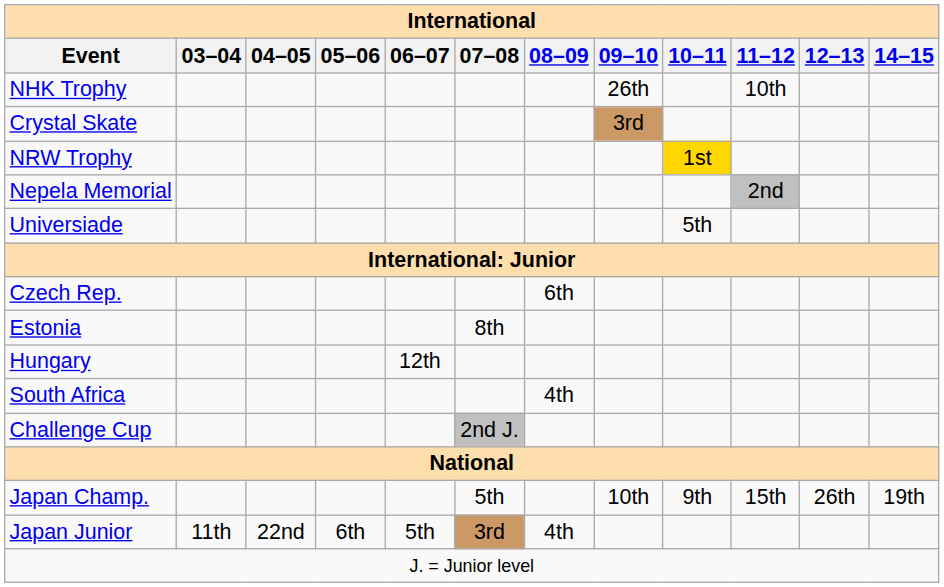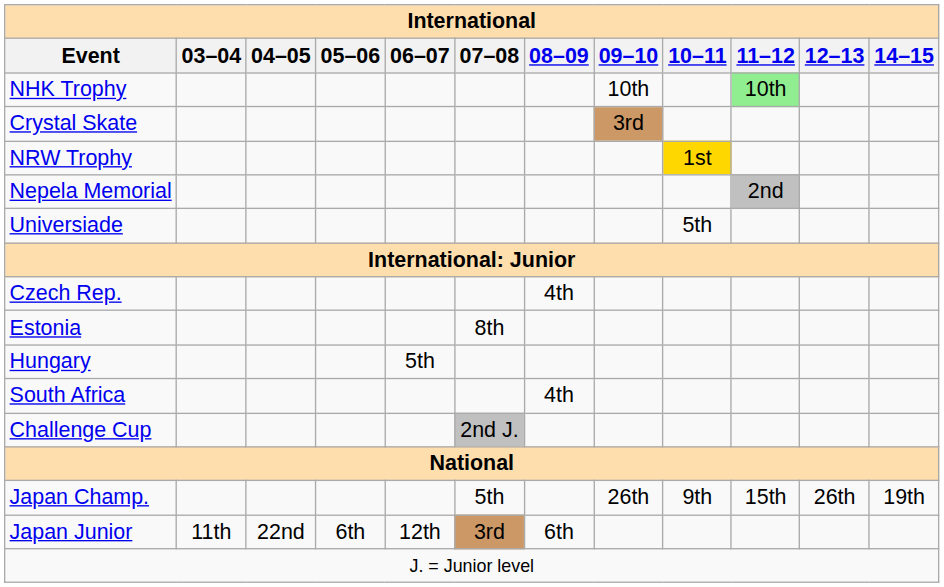(628, 89) 26th -> (628, 89) 10th
(766, 89) no background -> (766, 89) lightgreen background
(559, 293) 6th -> (559, 293) 4th
(420, 361) 12th -> (420, 361) 5th
(628, 497) 10th -> (628, 497) 26th
(420, 531) 5th -> (420, 531) 12th
(559, 531) 4th -> (559, 531) 6th
